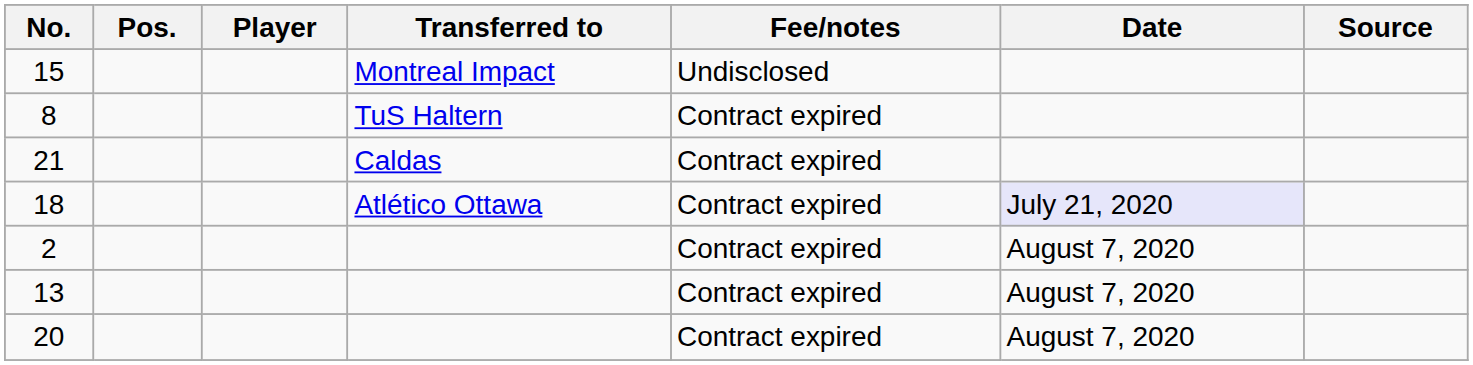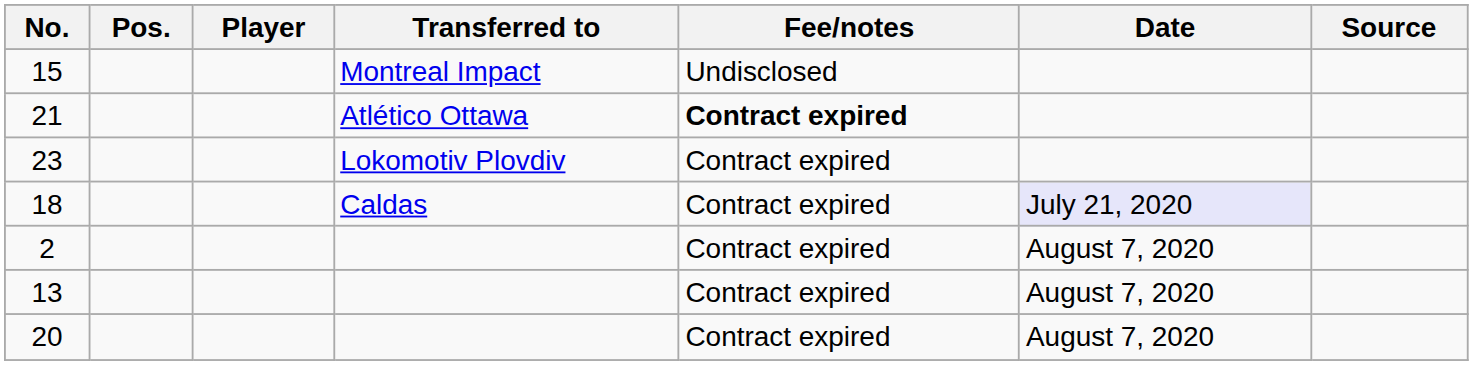- row: (49, 116)
(398, 160) Caldas -> (434, 116) Atlético Ottawa
(780, 160) normal -> (796, 116) bold
+ row: (47, 160)
(448, 204) Atlético Ottawa -> (384, 204) Caldas
